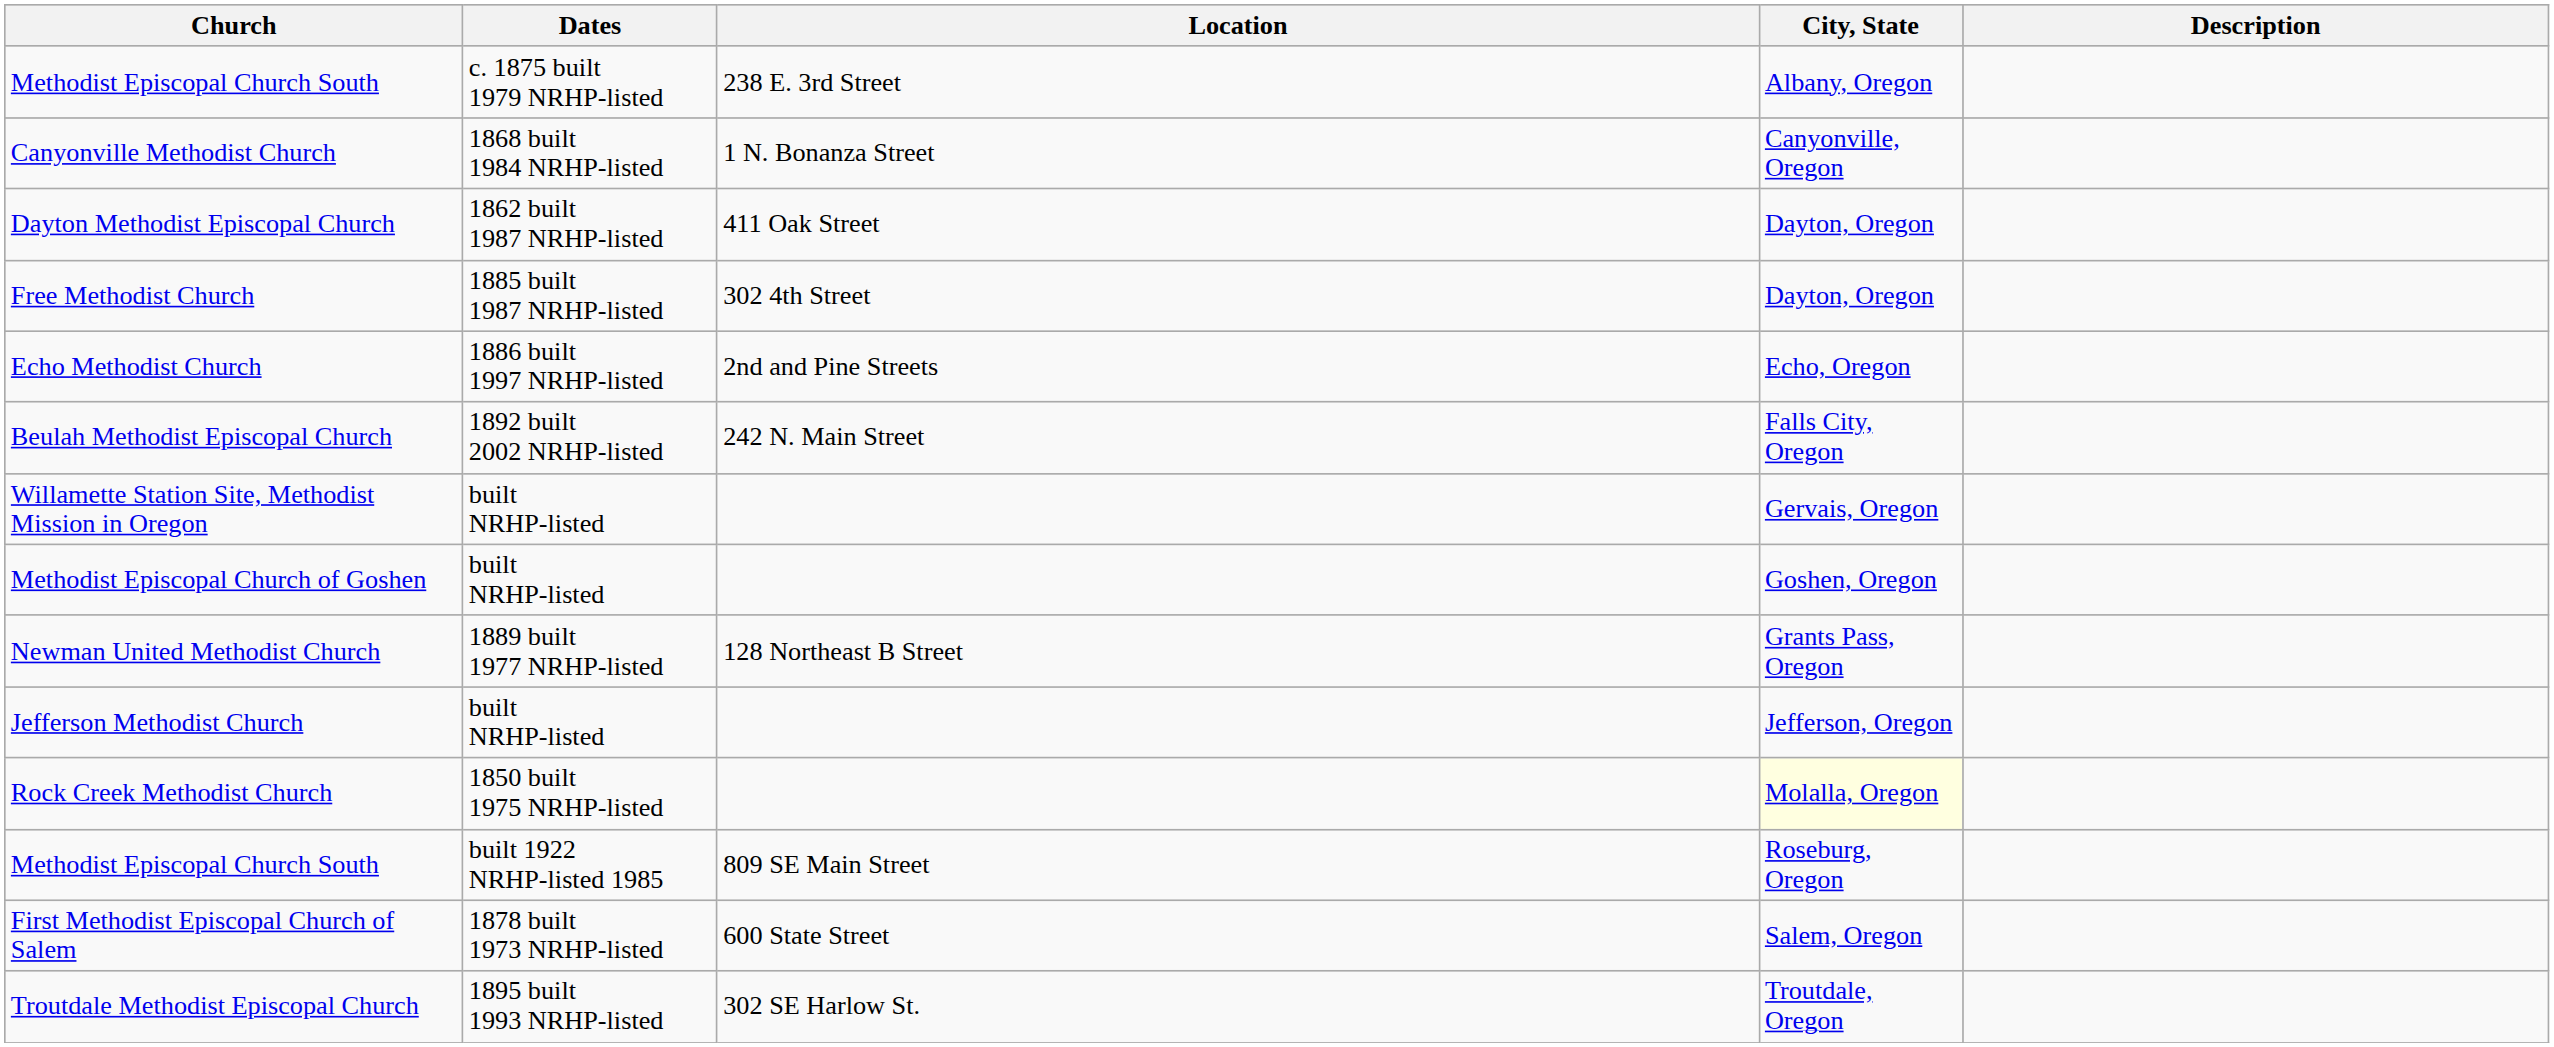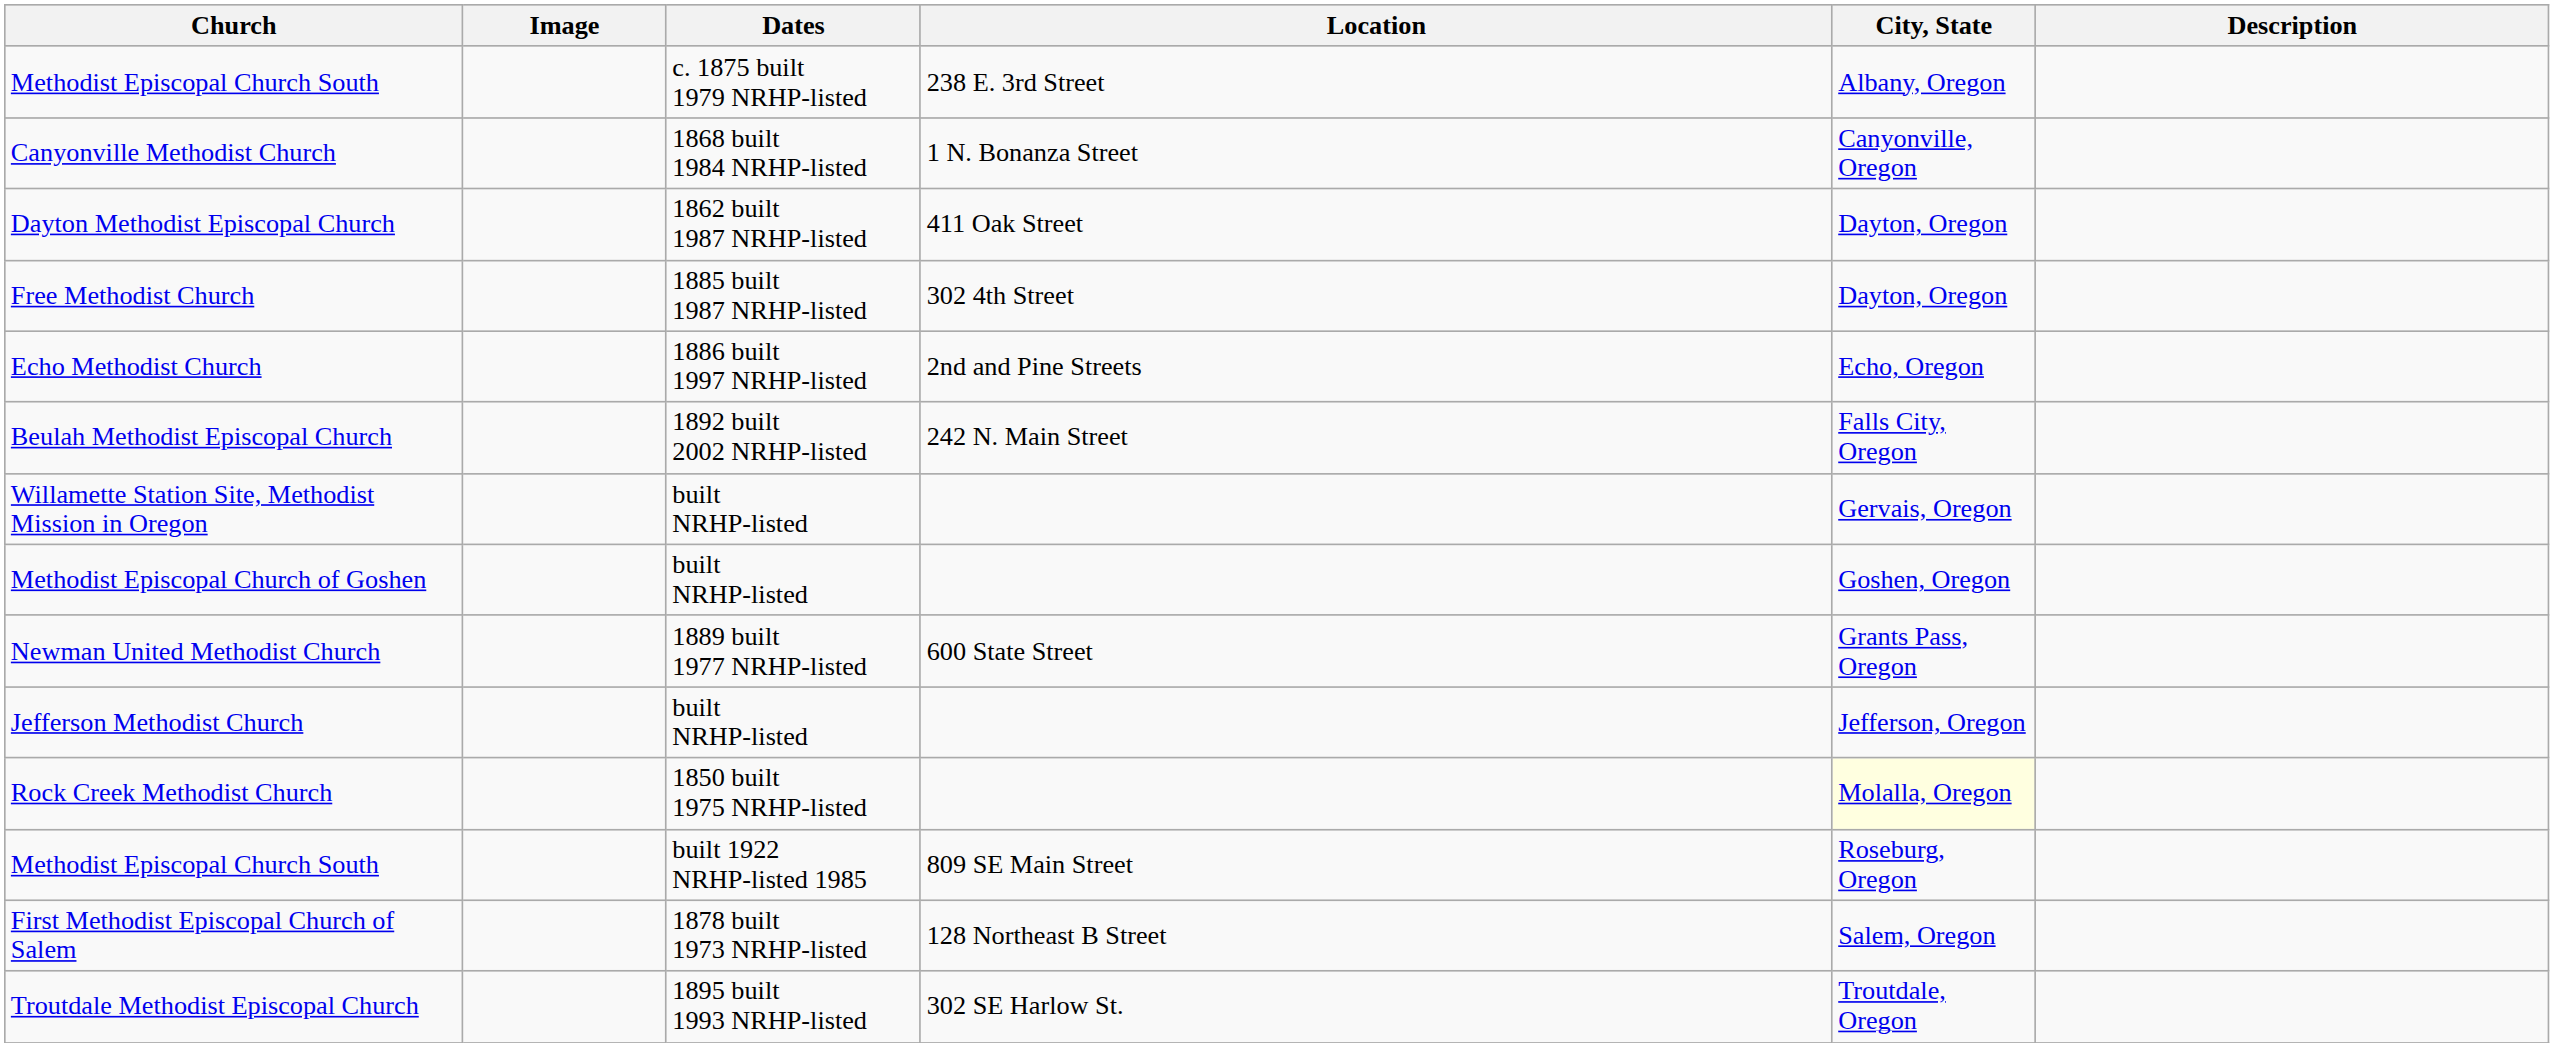+ column: (565, 25)
(843, 650) 128 Northeast B Street -> (1010, 650) 600 State Street
(806, 935) 600 State Street -> (1047, 935) 128 Northeast B Street
